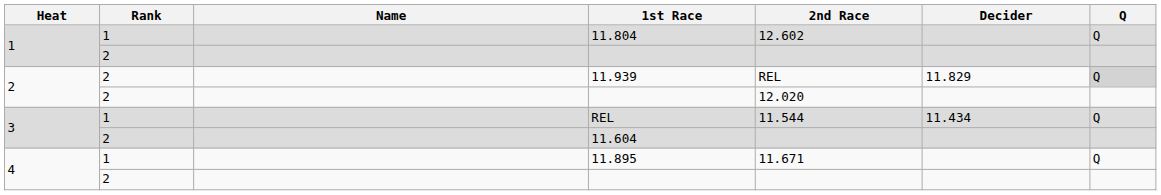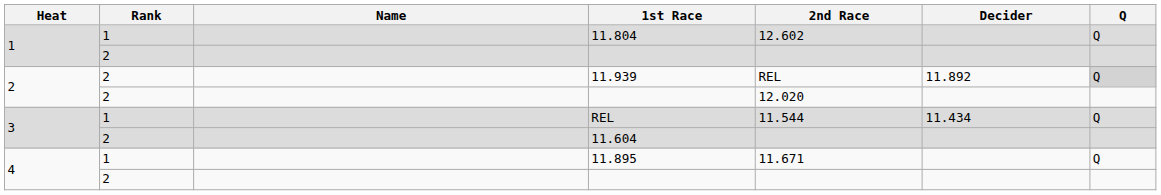(948, 76) 11.829 -> (948, 76) 11.892
